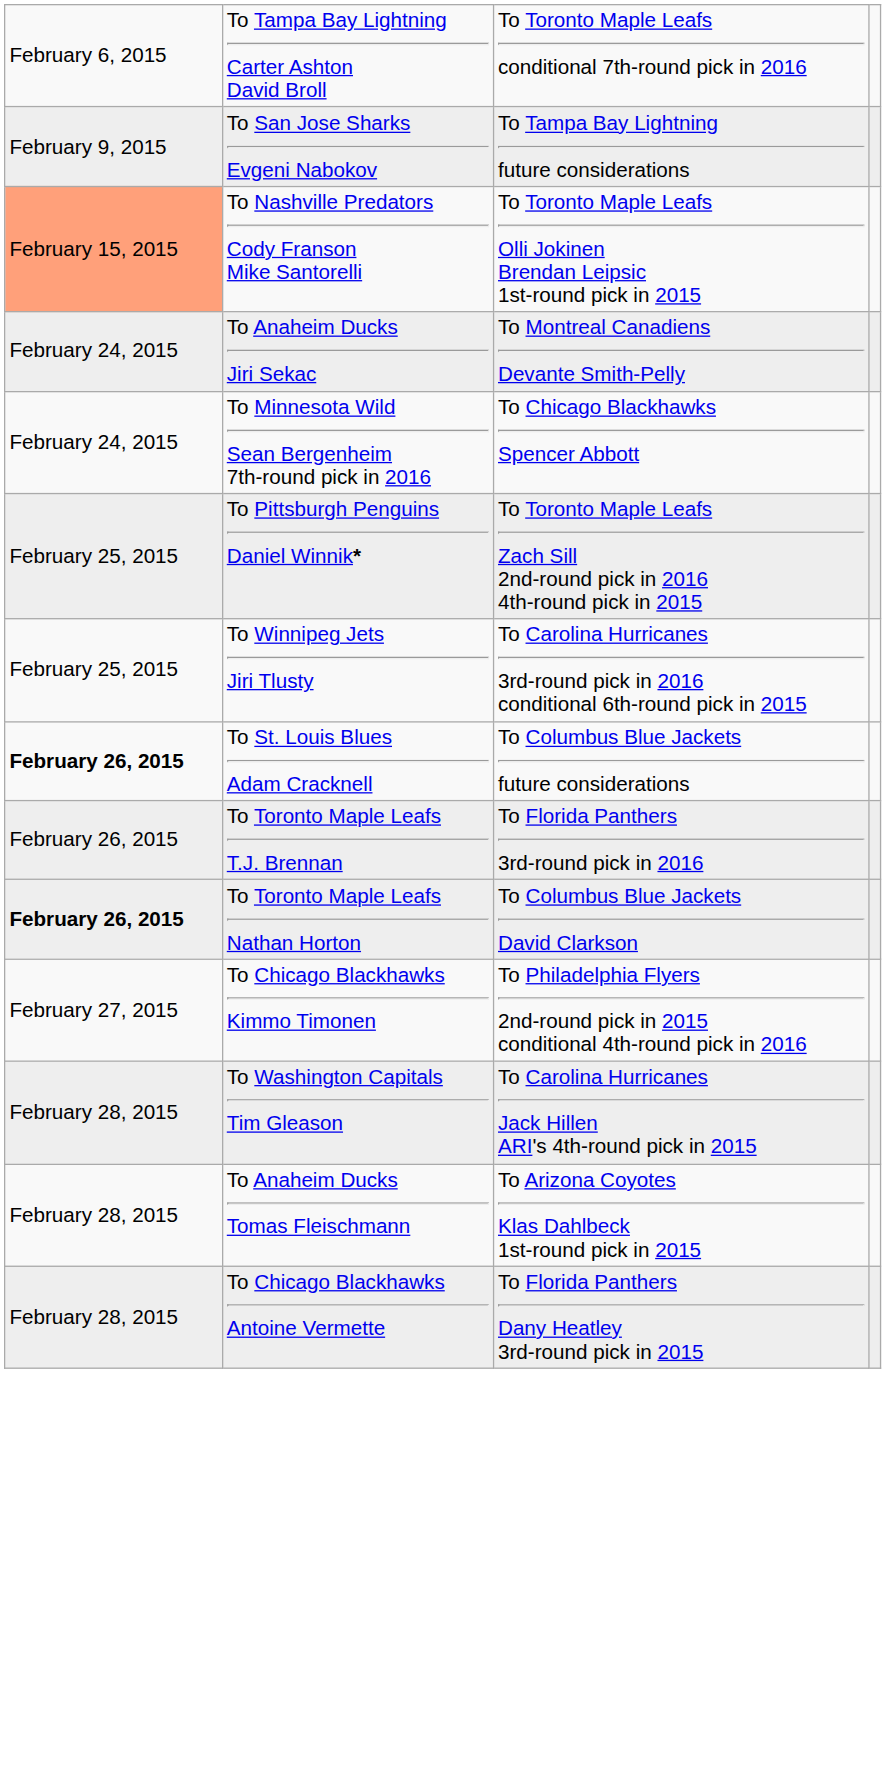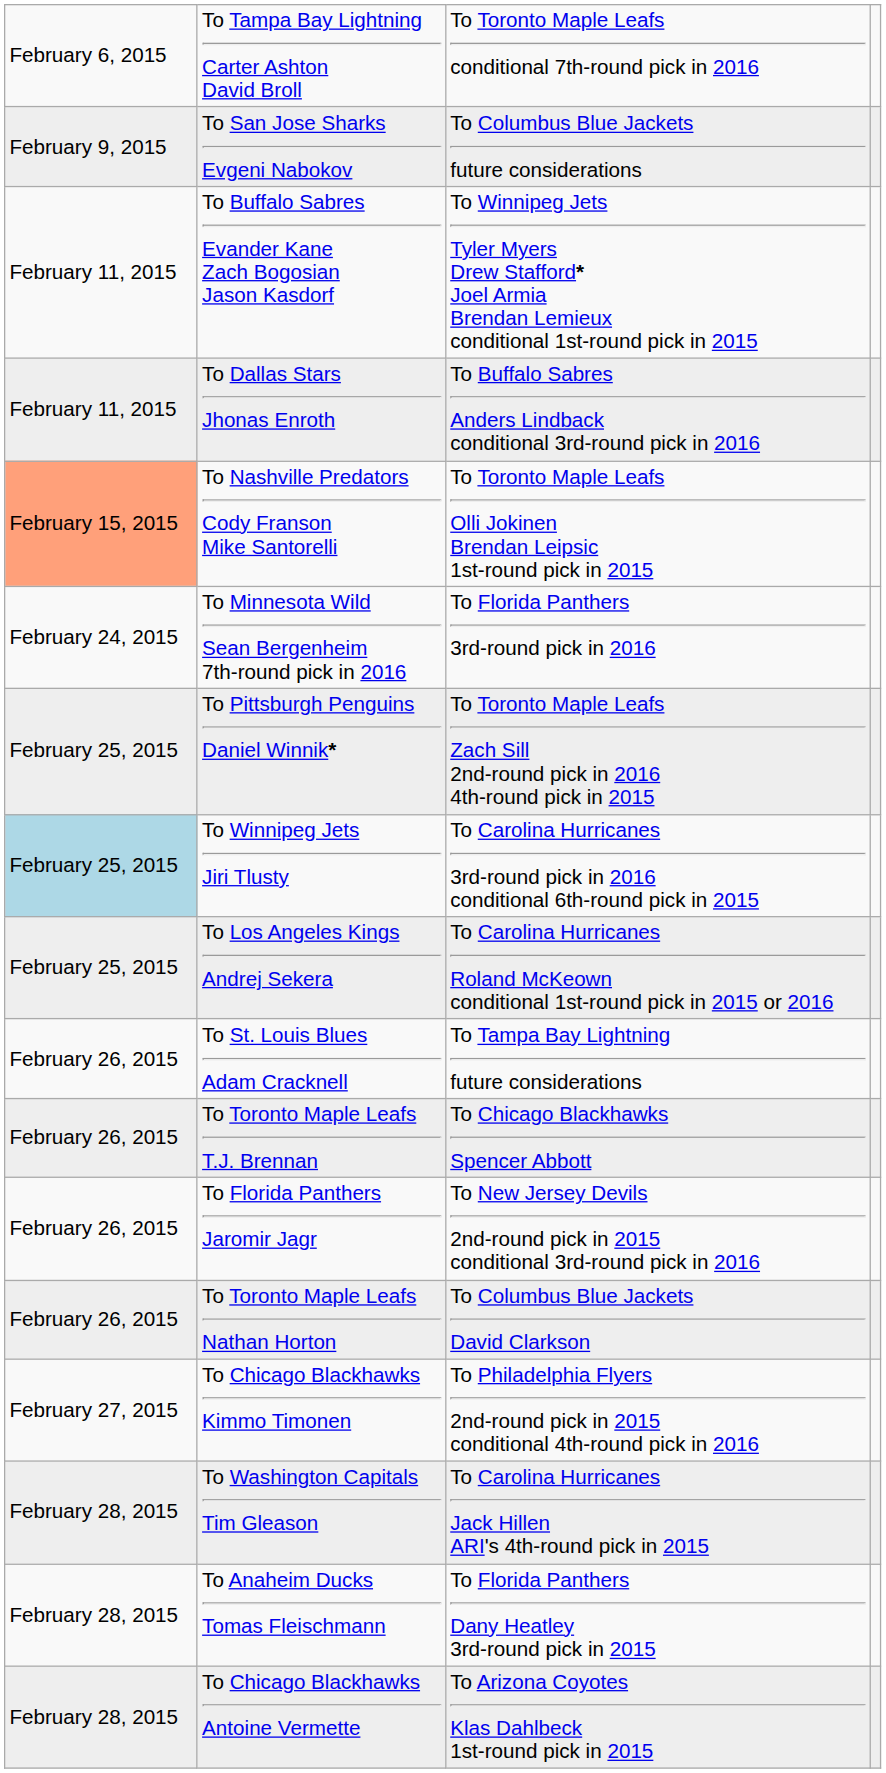(681, 146) To Tampa Bay Lightning future considerations -> (658, 146) To Columbus Blue Jackets future considerations
+ row: (321, 248)
+ row: (321, 397)
- row: (358, 351)
(681, 430) To Chicago Blackhawks Spencer Abbott -> (658, 625) To Florida Panthers 3rd-round pick in 2016
(94, 670) no background -> (94, 865) lightblue background
+ row: (321, 956)
(97, 760) bold -> (94, 1058) normal
(681, 760) To Columbus Blue Jackets future considerations -> (658, 1058) To Tampa Bay Lightning future considerations
(681, 840) To Florida Panthers 3rd-round pick in 2016 -> (658, 1137) To Chicago Blackhawks Spencer Abbott
+ row: (321, 1216)
(97, 919) bold -> (94, 1319) normal
(681, 1214) To Arizona Coyotes Klas Dahlbeck 1st-round pick in 2015 -> (658, 1614) To Florida Panthers Dany Heatley 3rd-round pick in 2015
(681, 1317) To Florida Panthers Dany Heatley 3rd-round pick in 2015 -> (658, 1717) To Arizona Coyotes Klas Dahlbeck 1st-round pick in 2015
